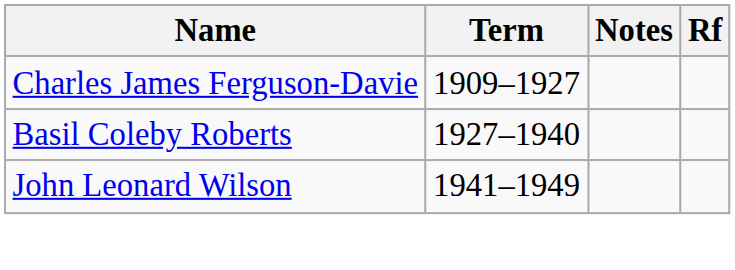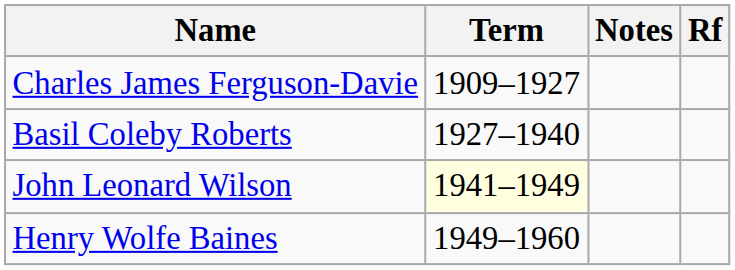(507, 185) no background -> (507, 185) lightyellow background
+ row: (145, 237)
